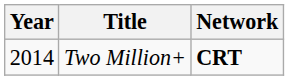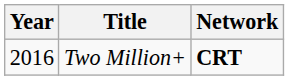(32, 57) 2014 -> (32, 57) 2016
